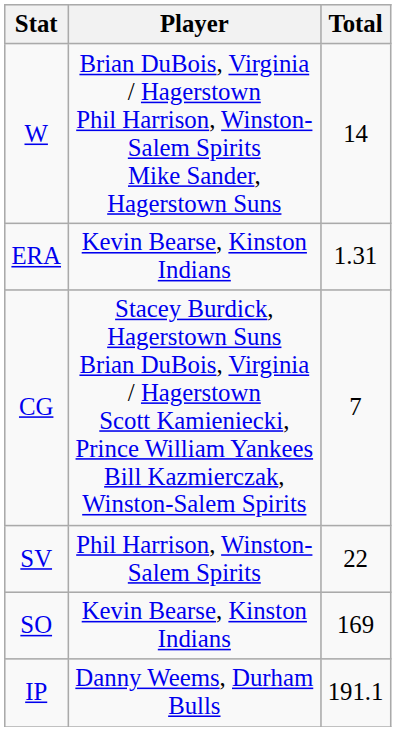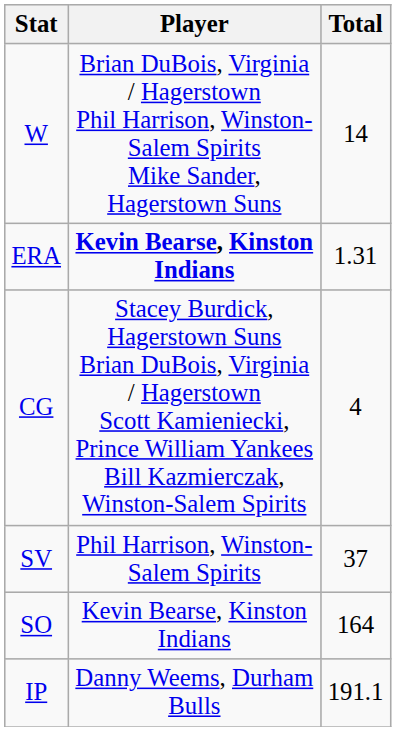(194, 256) normal -> (194, 256) bold
(356, 407) 7 -> (356, 407) 4
(356, 558) 22 -> (356, 558) 37
(356, 625) 169 -> (356, 625) 164
